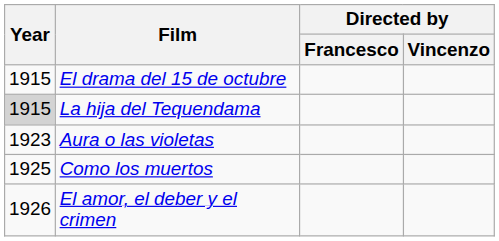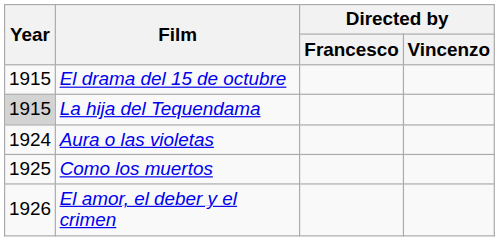(30, 139) 1923 -> (30, 139) 1924
